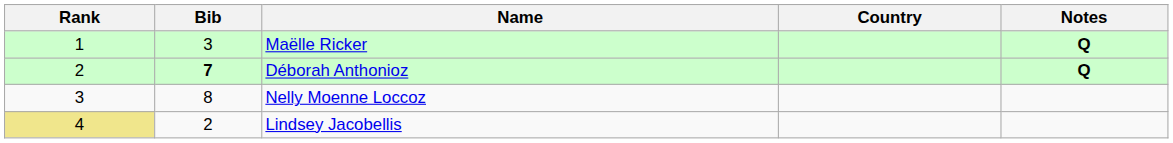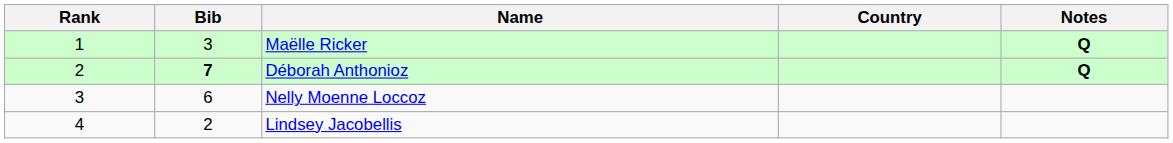(208, 97) 8 -> (208, 97) 6
(80, 124) khaki background -> (80, 124) no background
